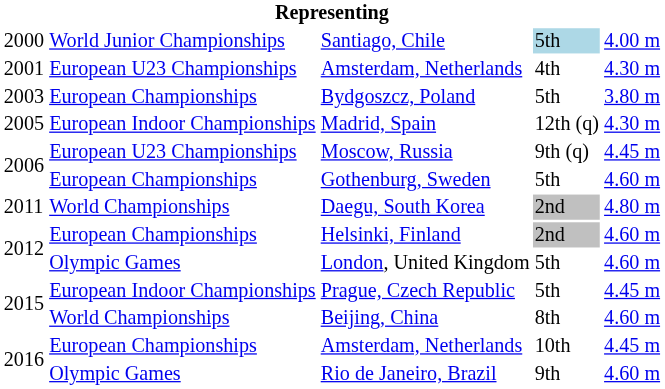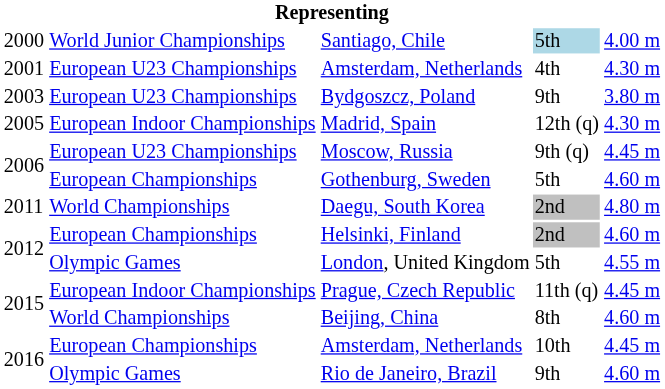(153, 96) European Championships -> (173, 96) European U23 Championships
(548, 96) 5th -> (548, 96) 9th
(632, 262) 4.60 m -> (632, 262) 4.55 m
(548, 290) 5th -> (566, 290) 11th (q)
